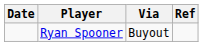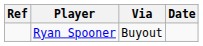columns swapped: (21, 14) <-> (185, 14)
